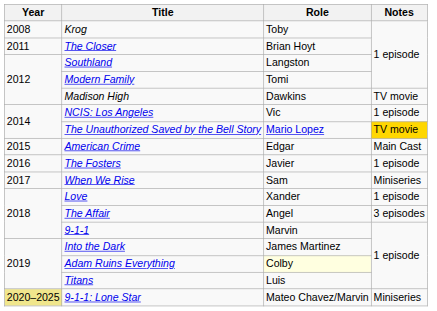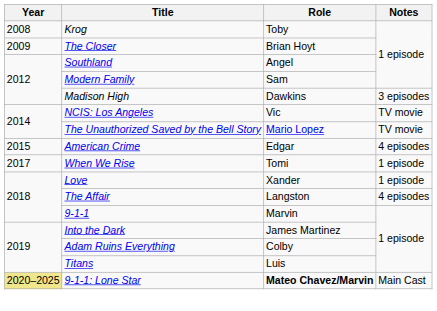(18, 46) 2011 -> (19, 46) 2009
(288, 63) Langston -> (280, 63) Angel
(277, 79) Tomi -> (277, 79) Sam
(396, 96) TV movie -> (404, 96) 3 episodes
(396, 113) 1 episode -> (401, 113) TV movie
(396, 130) gold background -> (401, 130) no background
(397, 146) Main Cast -> (404, 146) 4 episodes
- row: (93, 163)
(277, 180) Sam -> (277, 163) Tomi
(397, 180) Miniseries -> (401, 163) 1 episode
(280, 213) Angel -> (288, 197) Langston
(399, 213) 3 episodes -> (404, 197) 4 episodes
(280, 264) lightyellow background -> (280, 247) no background
(317, 297) normal -> (320, 280) bold
(397, 297) Miniseries -> (402, 280) Main Cast
